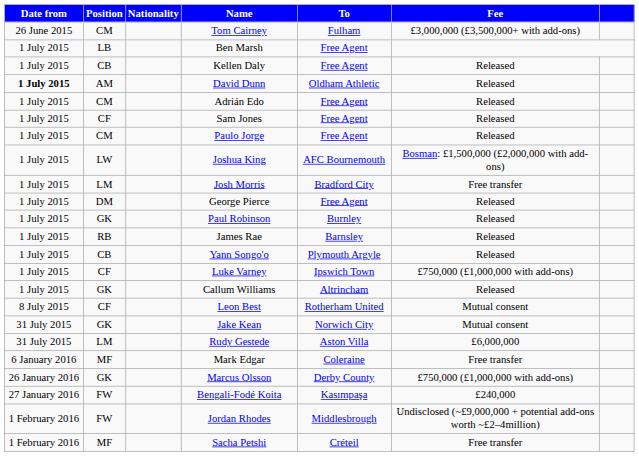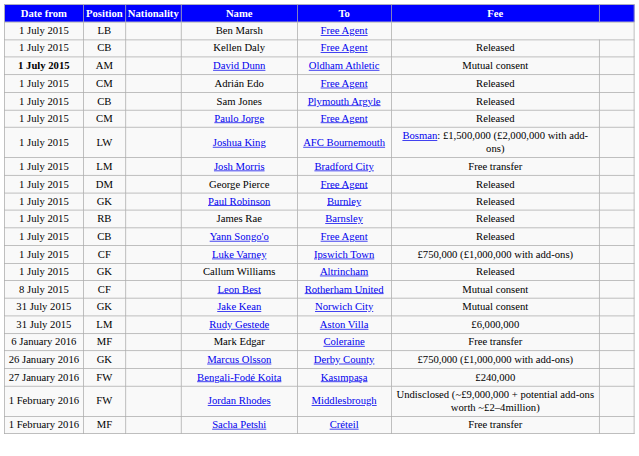- row: (239, 31)
(495, 83) Released -> (495, 66) Mutual consent
(104, 119) CF -> (104, 101) CB
(344, 119) Free Agent -> (344, 101) Plymouth Argyle
(344, 254) Plymouth Argyle -> (344, 237) Free Agent
